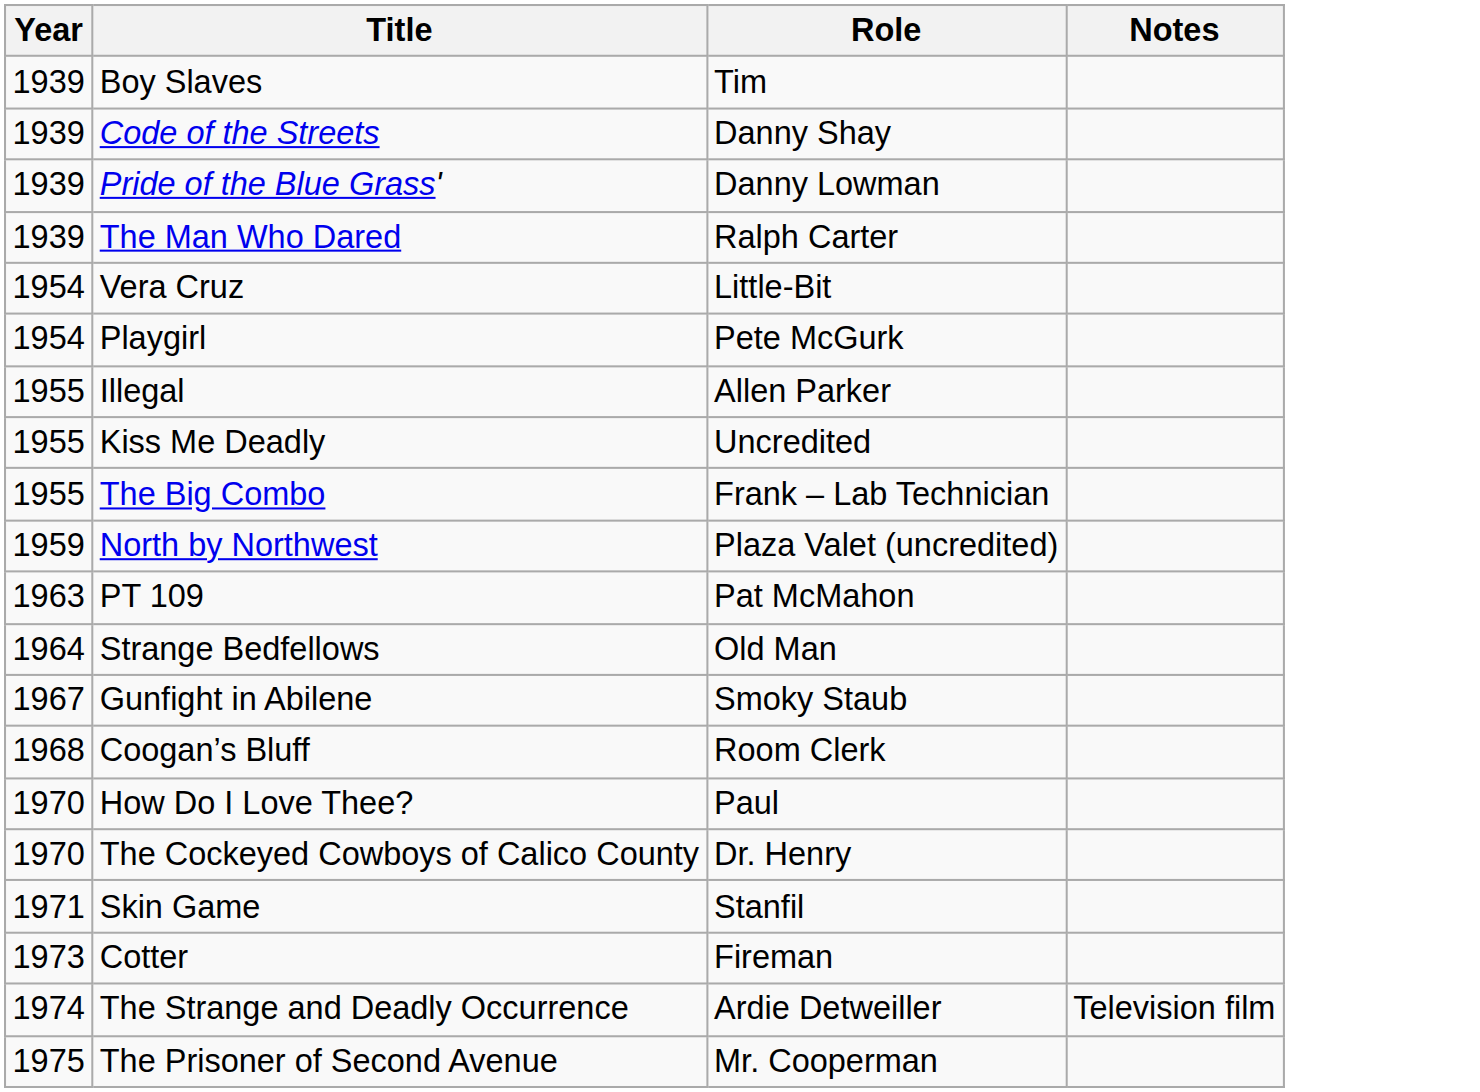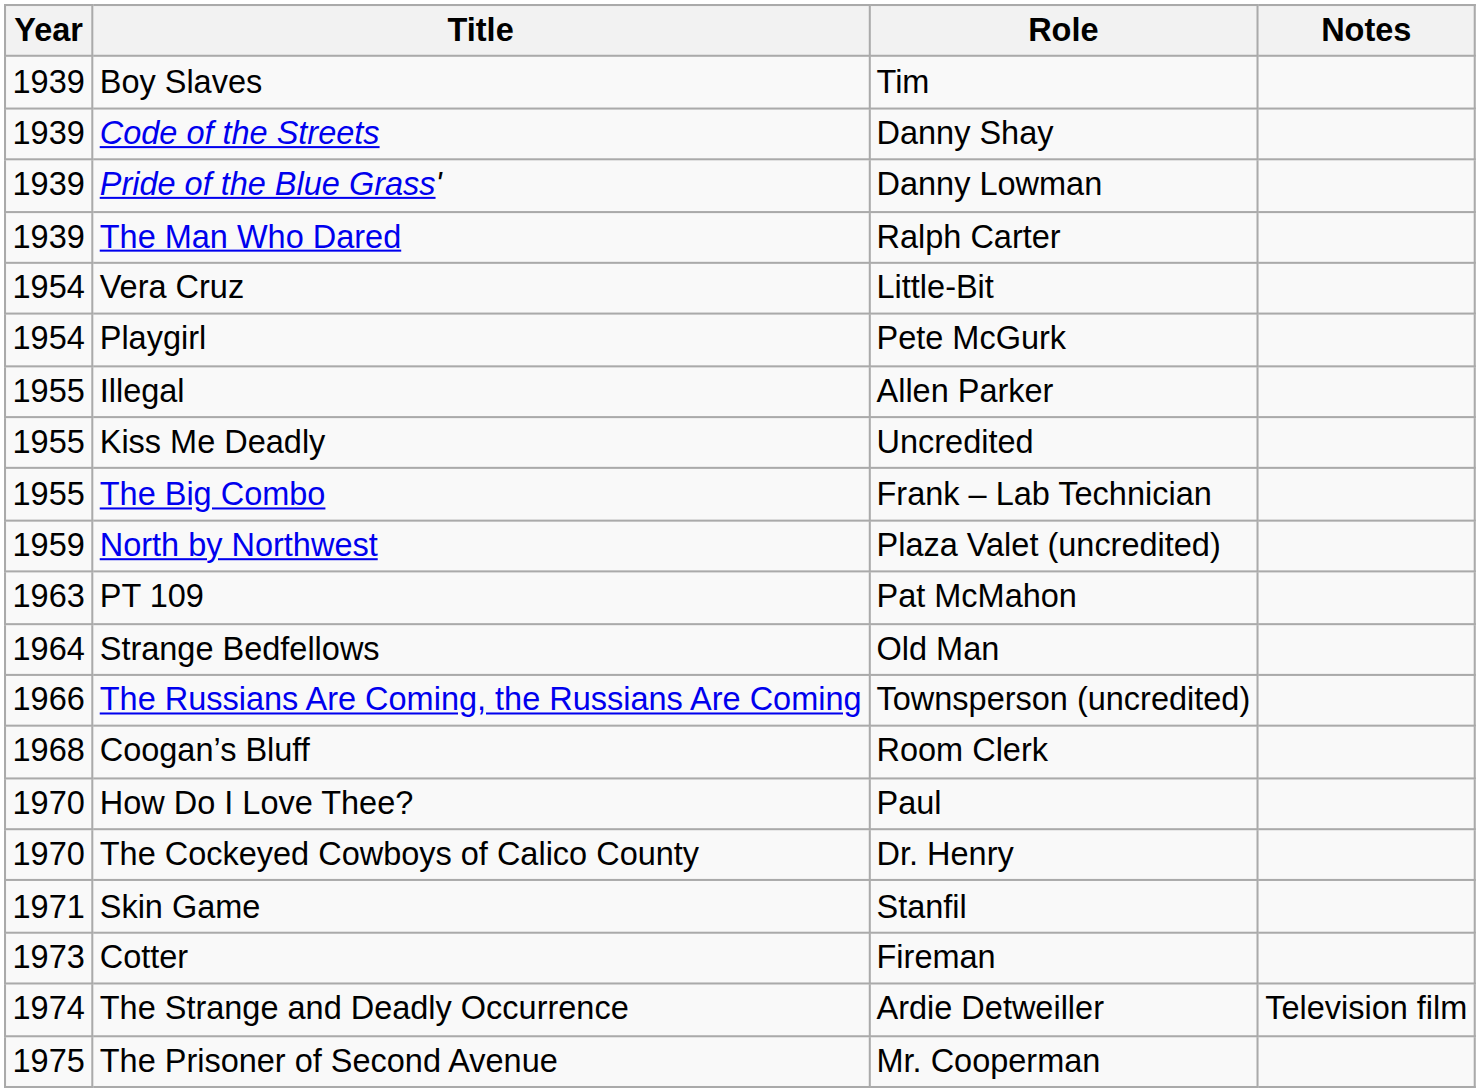+ row: (481, 699)
- row: (236, 699)
